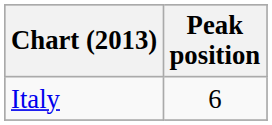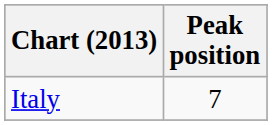(215, 98) 6 -> (215, 98) 7
